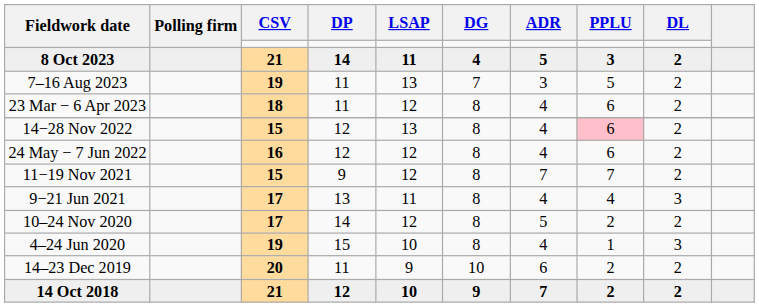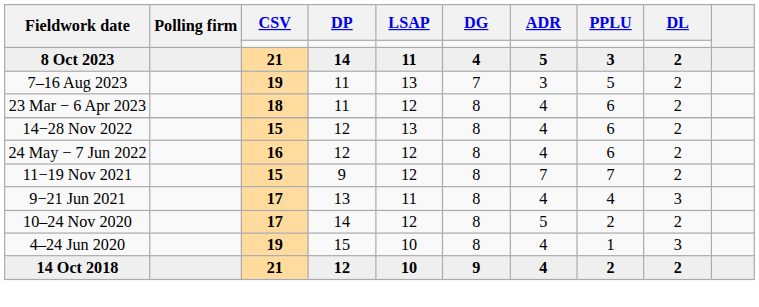(611, 129) pink background -> (611, 129) no background
- row: (77, 267)
(543, 290) 7 -> (543, 267) 4
